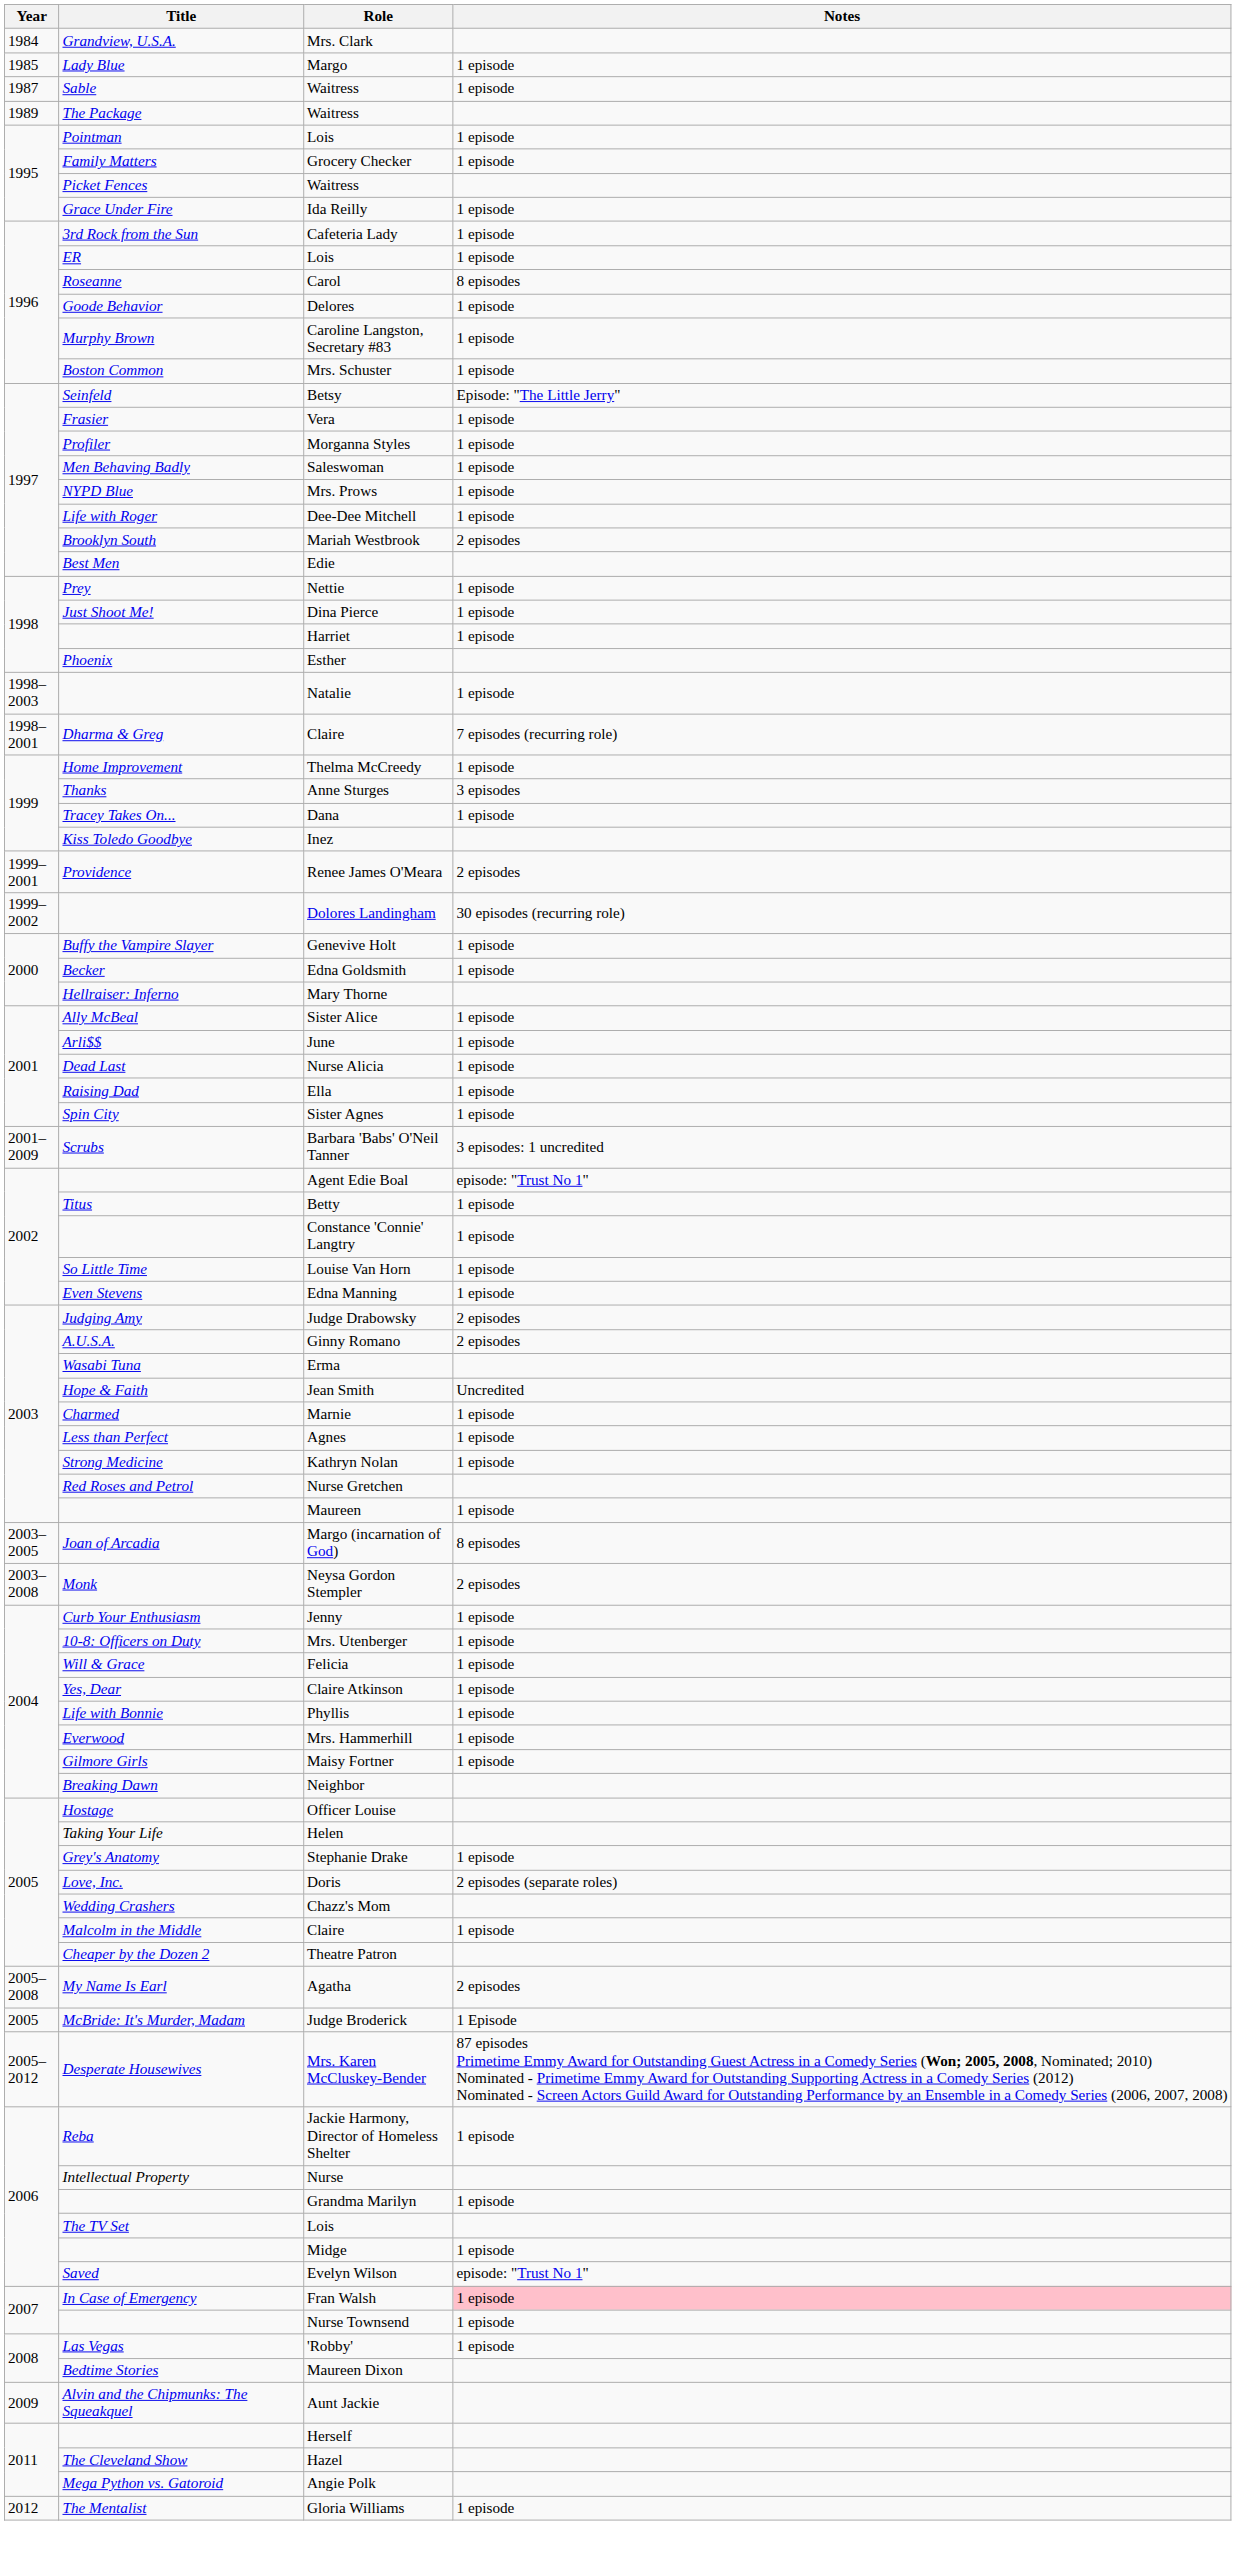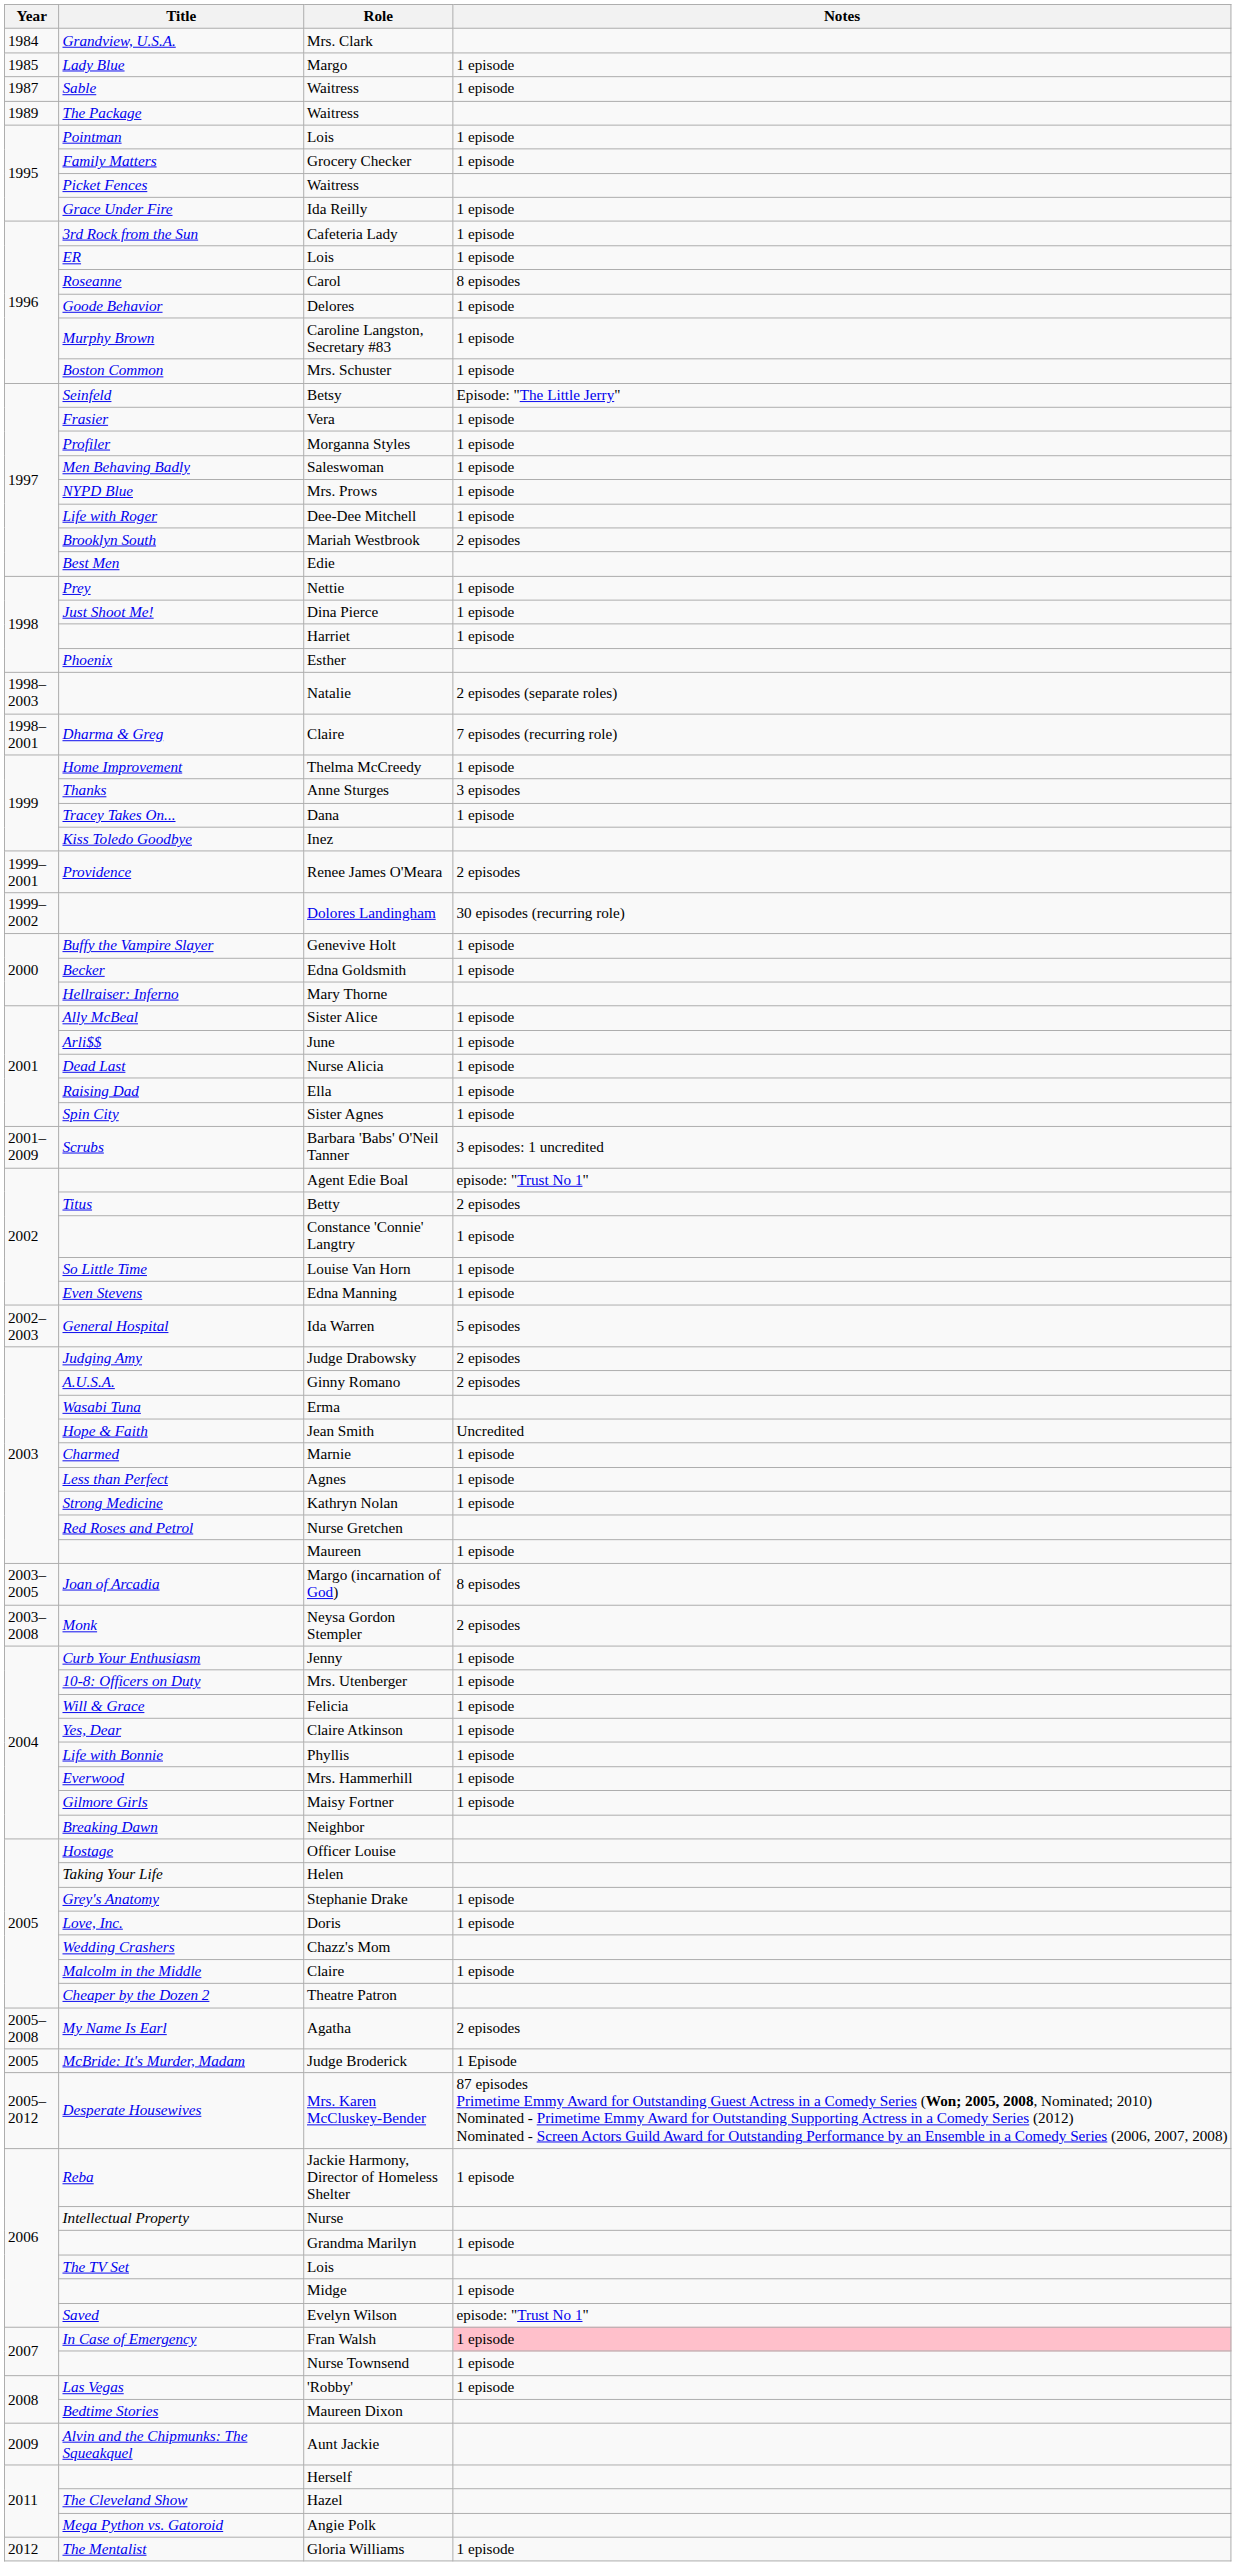(485, 693) 1 episode -> (537, 693) 2 episodes (separate roles)
(485, 1203) 1 episode -> (488, 1203) 2 episodes
+ row: (115, 1326)
(537, 1881) 2 episodes (separate roles) -> (485, 1923) 1 episode
